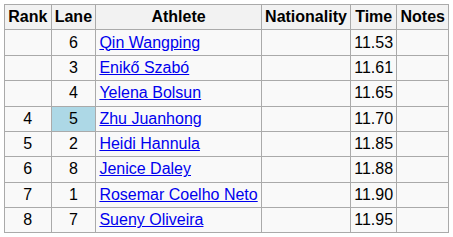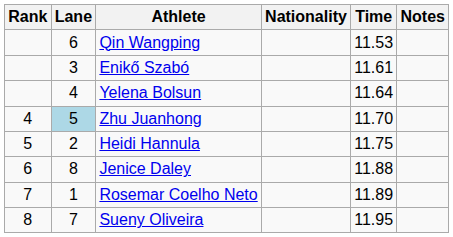(374, 93) 11.65 -> (374, 93) 11.64
(374, 144) 11.85 -> (374, 144) 11.75
(374, 194) 11.90 -> (374, 194) 11.89
